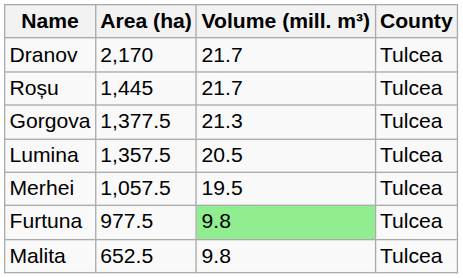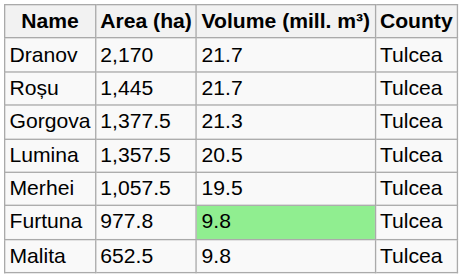(127, 222) 977.5 -> (127, 222) 977.8
